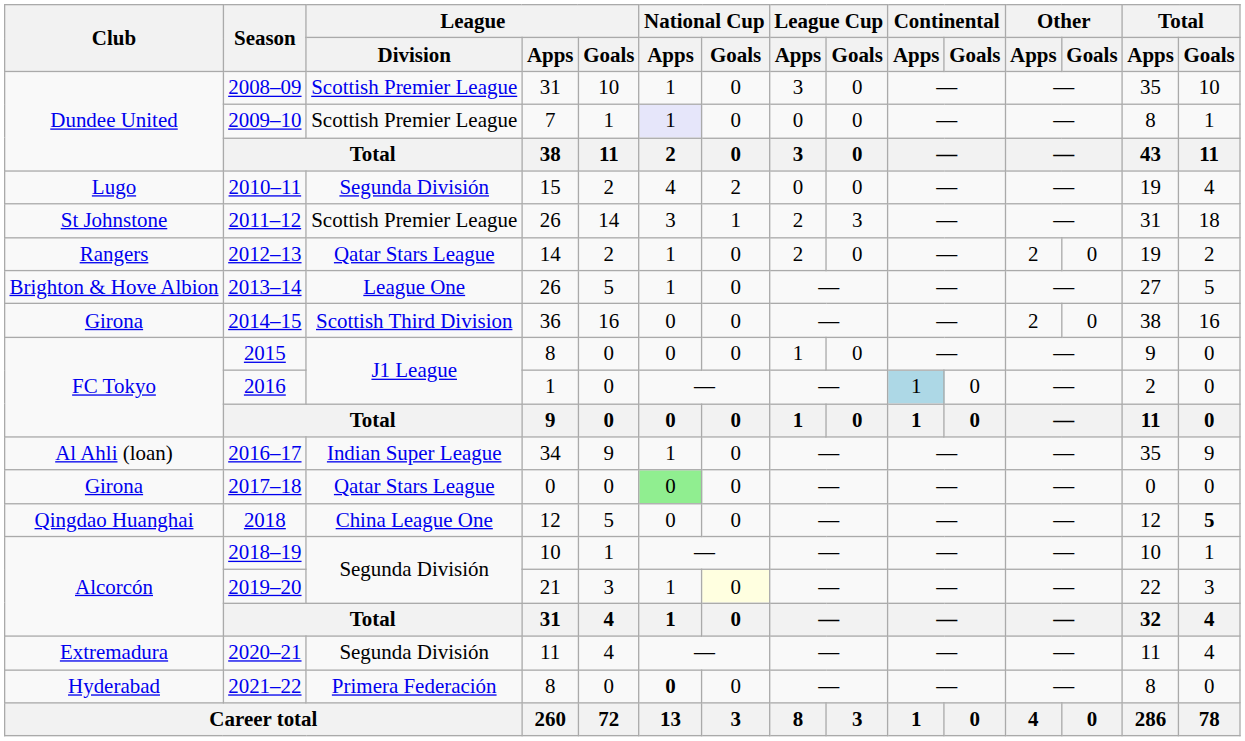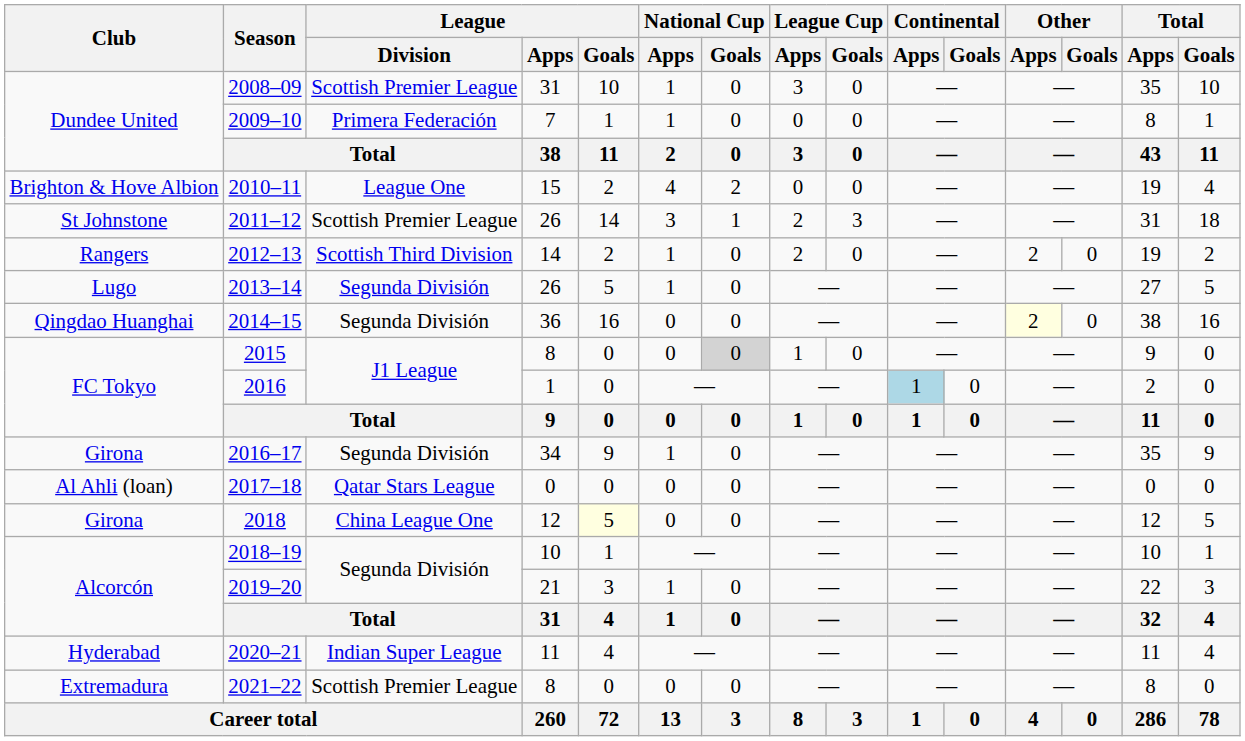(414, 120) Scottish Premier League -> (414, 120) Primera Federación
(671, 120) lavender background -> (671, 120) no background
(114, 187) Lugo -> (114, 187) Brighton & Hove Albion
(414, 187) Segunda División -> (414, 187) League One
(414, 253) Qatar Stars League -> (414, 253) Scottish Third Division
(114, 287) Brighton & Hove Albion -> (114, 287) Lugo
(414, 287) League One -> (414, 287) Segunda División
(114, 320) Girona -> (114, 320) Qingdao Huanghai
(414, 320) Scottish Third Division -> (414, 320) Segunda División
(1033, 320) no background -> (1033, 320) lightyellow background
(736, 353) no background -> (736, 353) lightgrey background
(114, 453) Al Ahli (loan) -> (114, 453) Girona
(414, 453) Indian Super League -> (414, 453) Segunda División
(114, 486) Girona -> (114, 486) Al Ahli (loan)
(671, 486) lightgreen background -> (671, 486) no background
(114, 519) Qingdao Huanghai -> (114, 519) Girona
(609, 519) no background -> (609, 519) lightyellow background
(1209, 519) bold -> (1209, 519) normal
(736, 586) lightyellow background -> (736, 586) no background
(114, 652) Extremadura -> (114, 652) Hyderabad
(414, 652) Segunda División -> (414, 652) Indian Super League
(114, 685) Hyderabad -> (114, 685) Extremadura
(414, 685) Primera Federación -> (414, 685) Scottish Premier League
(671, 685) bold -> (671, 685) normal
